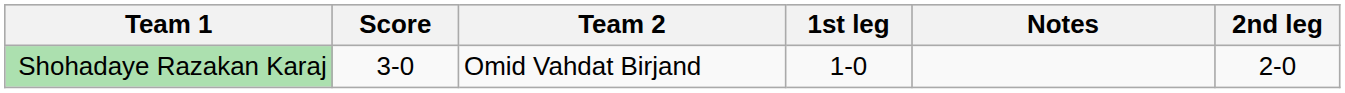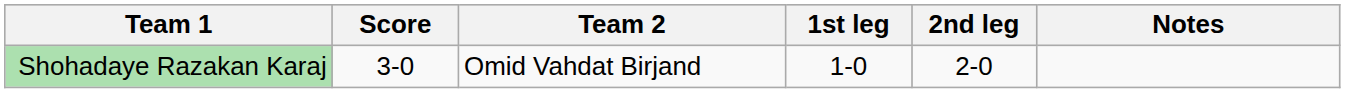columns swapped: (1277, 25) <-> (1063, 25)
